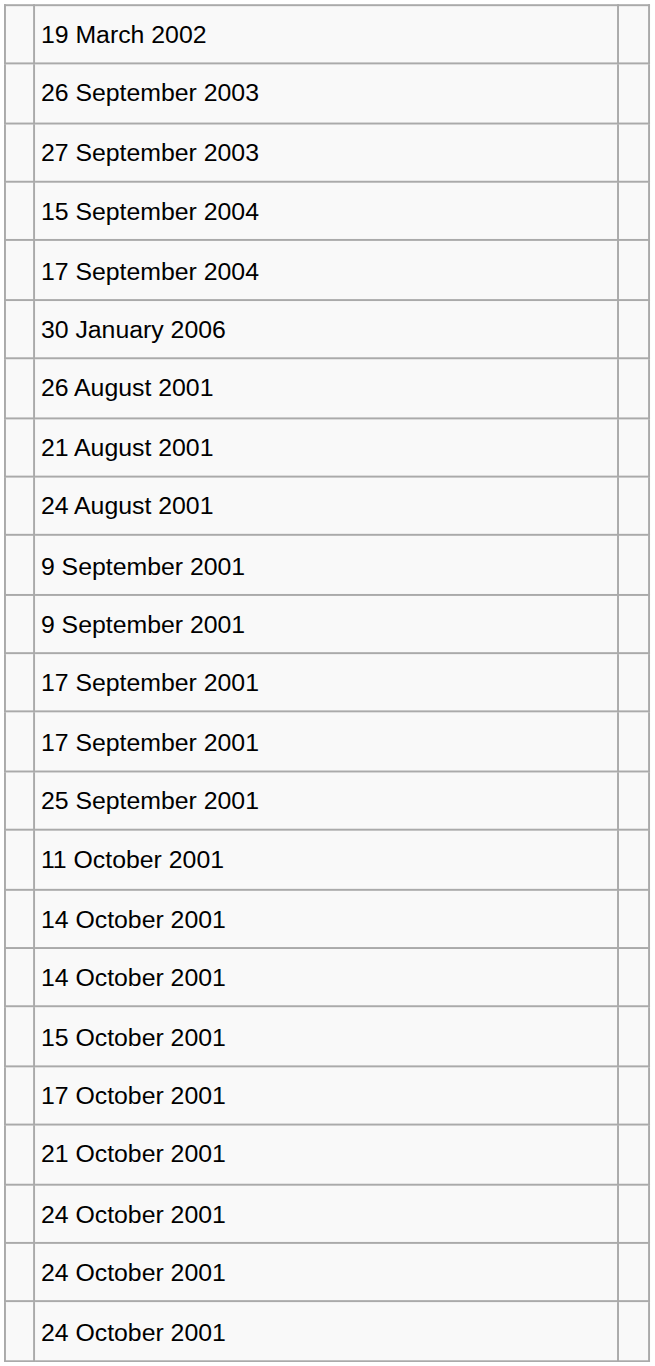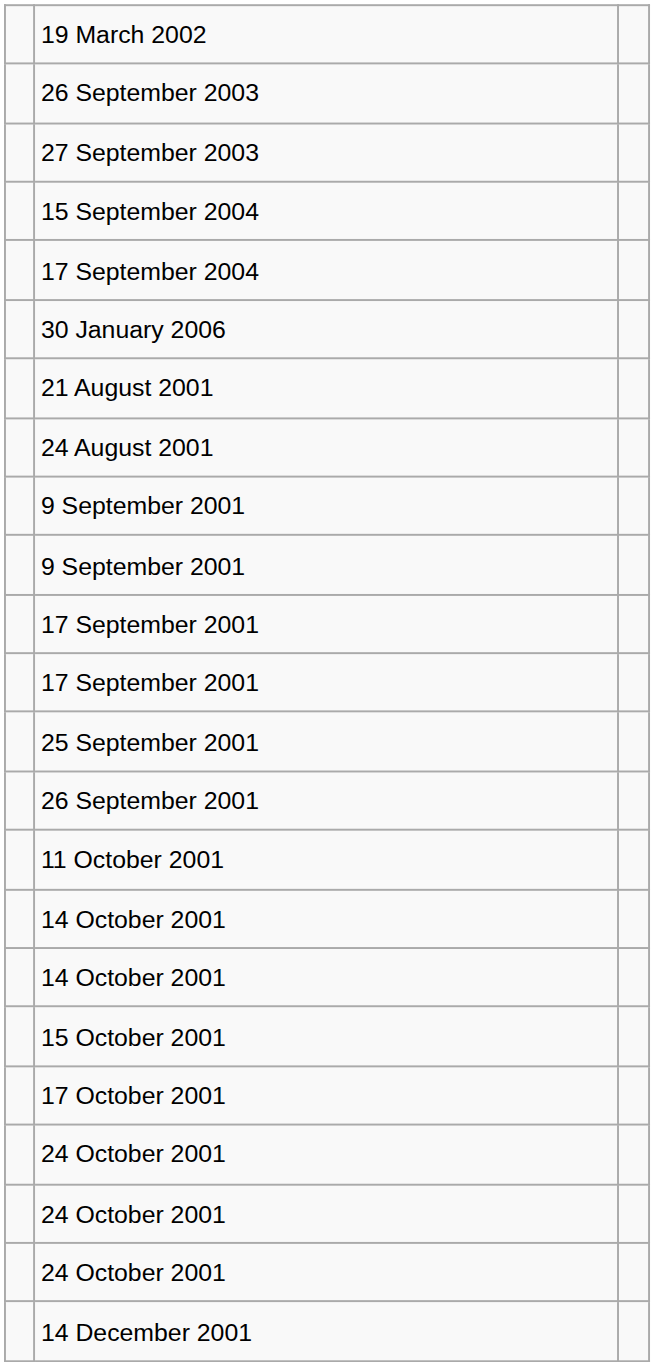- row: (20, 388)
+ row: (20, 801)
- row: (20, 1154)
+ row: (20, 1331)
